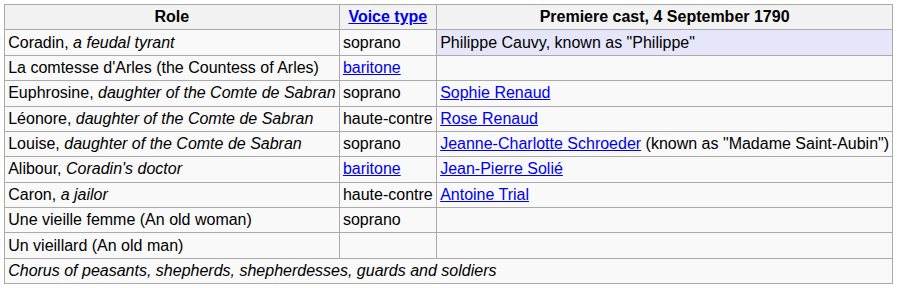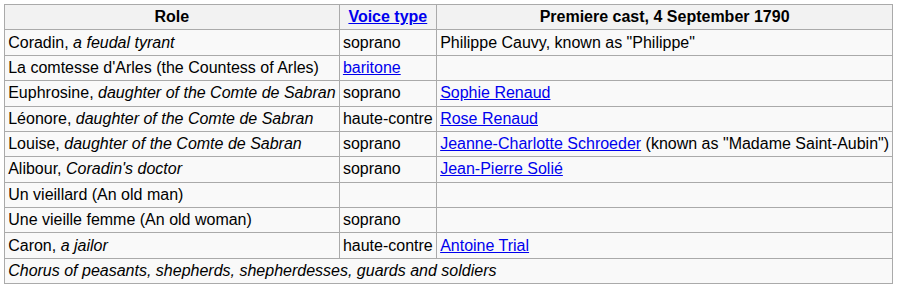(568, 42) lavender background -> (568, 42) no background
(372, 169) baritone -> (372, 169) soprano
rows swapped: (58, 194) <-> (96, 245)
